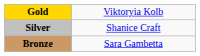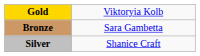rows swapped: (38, 28) <-> (38, 43)
